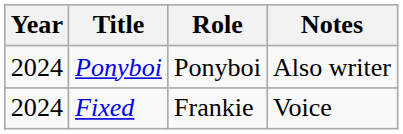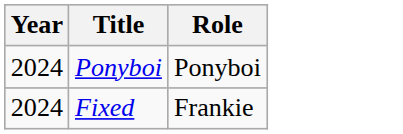- column: (332, 25)
